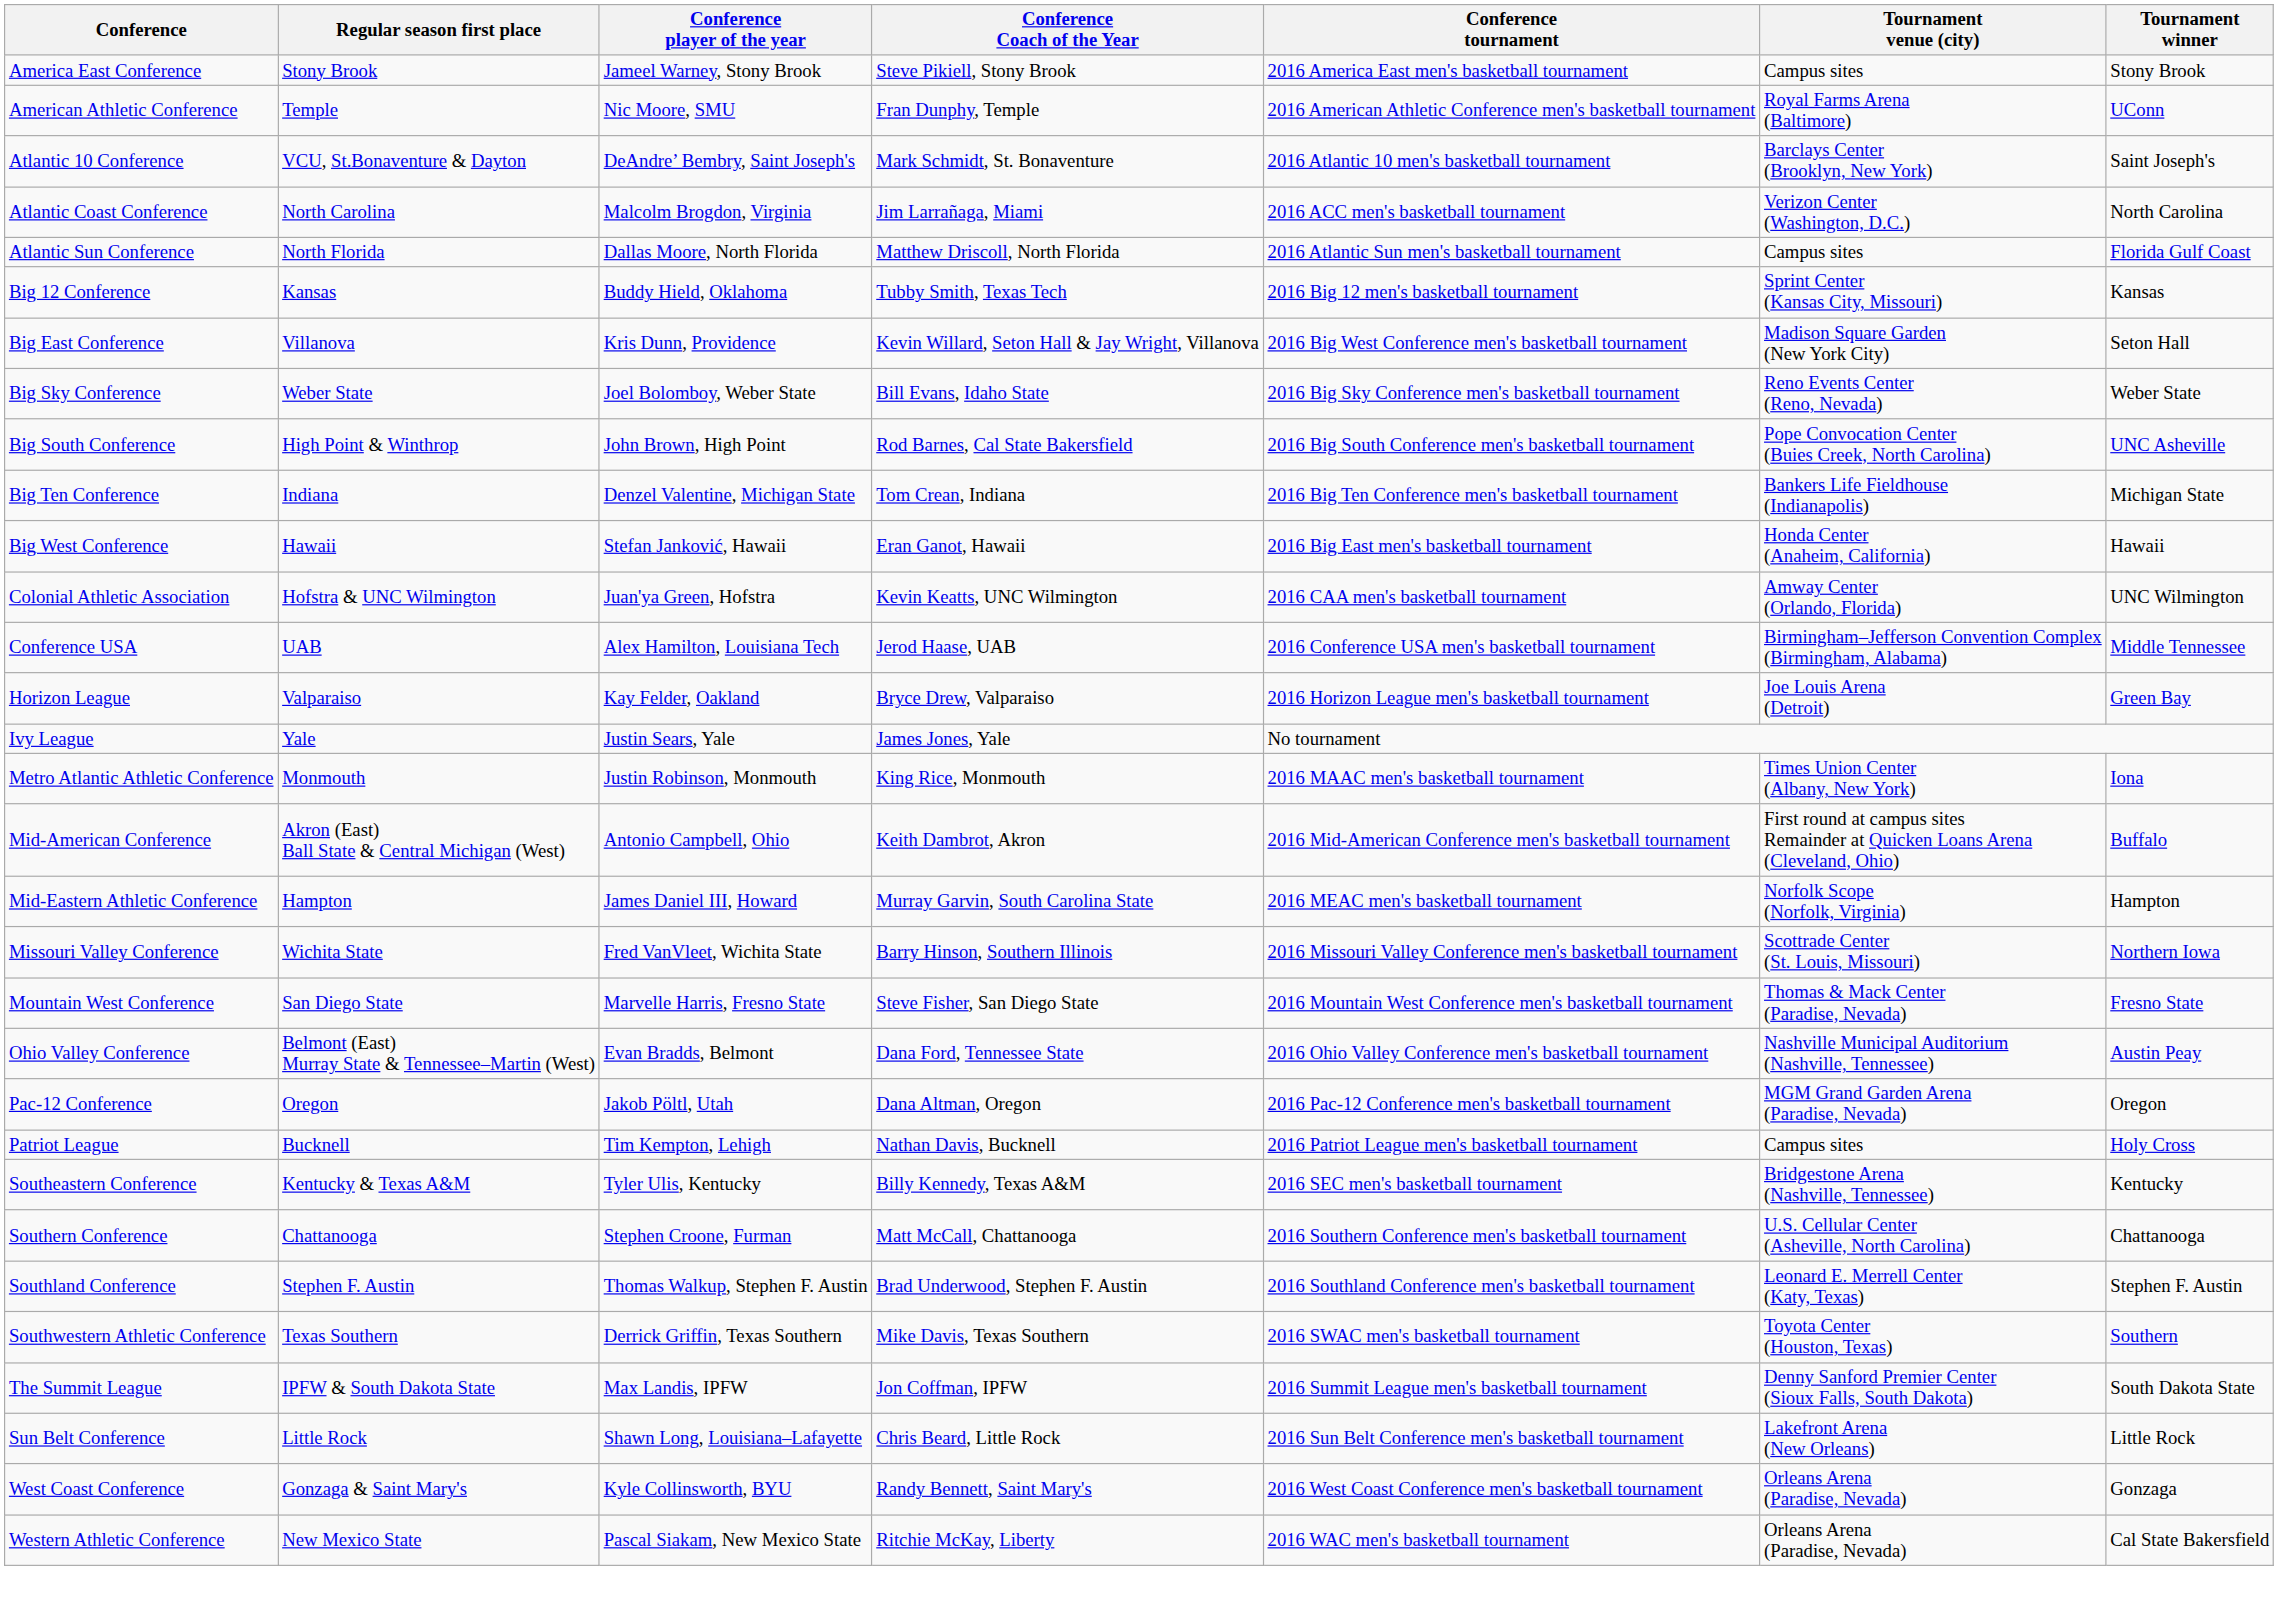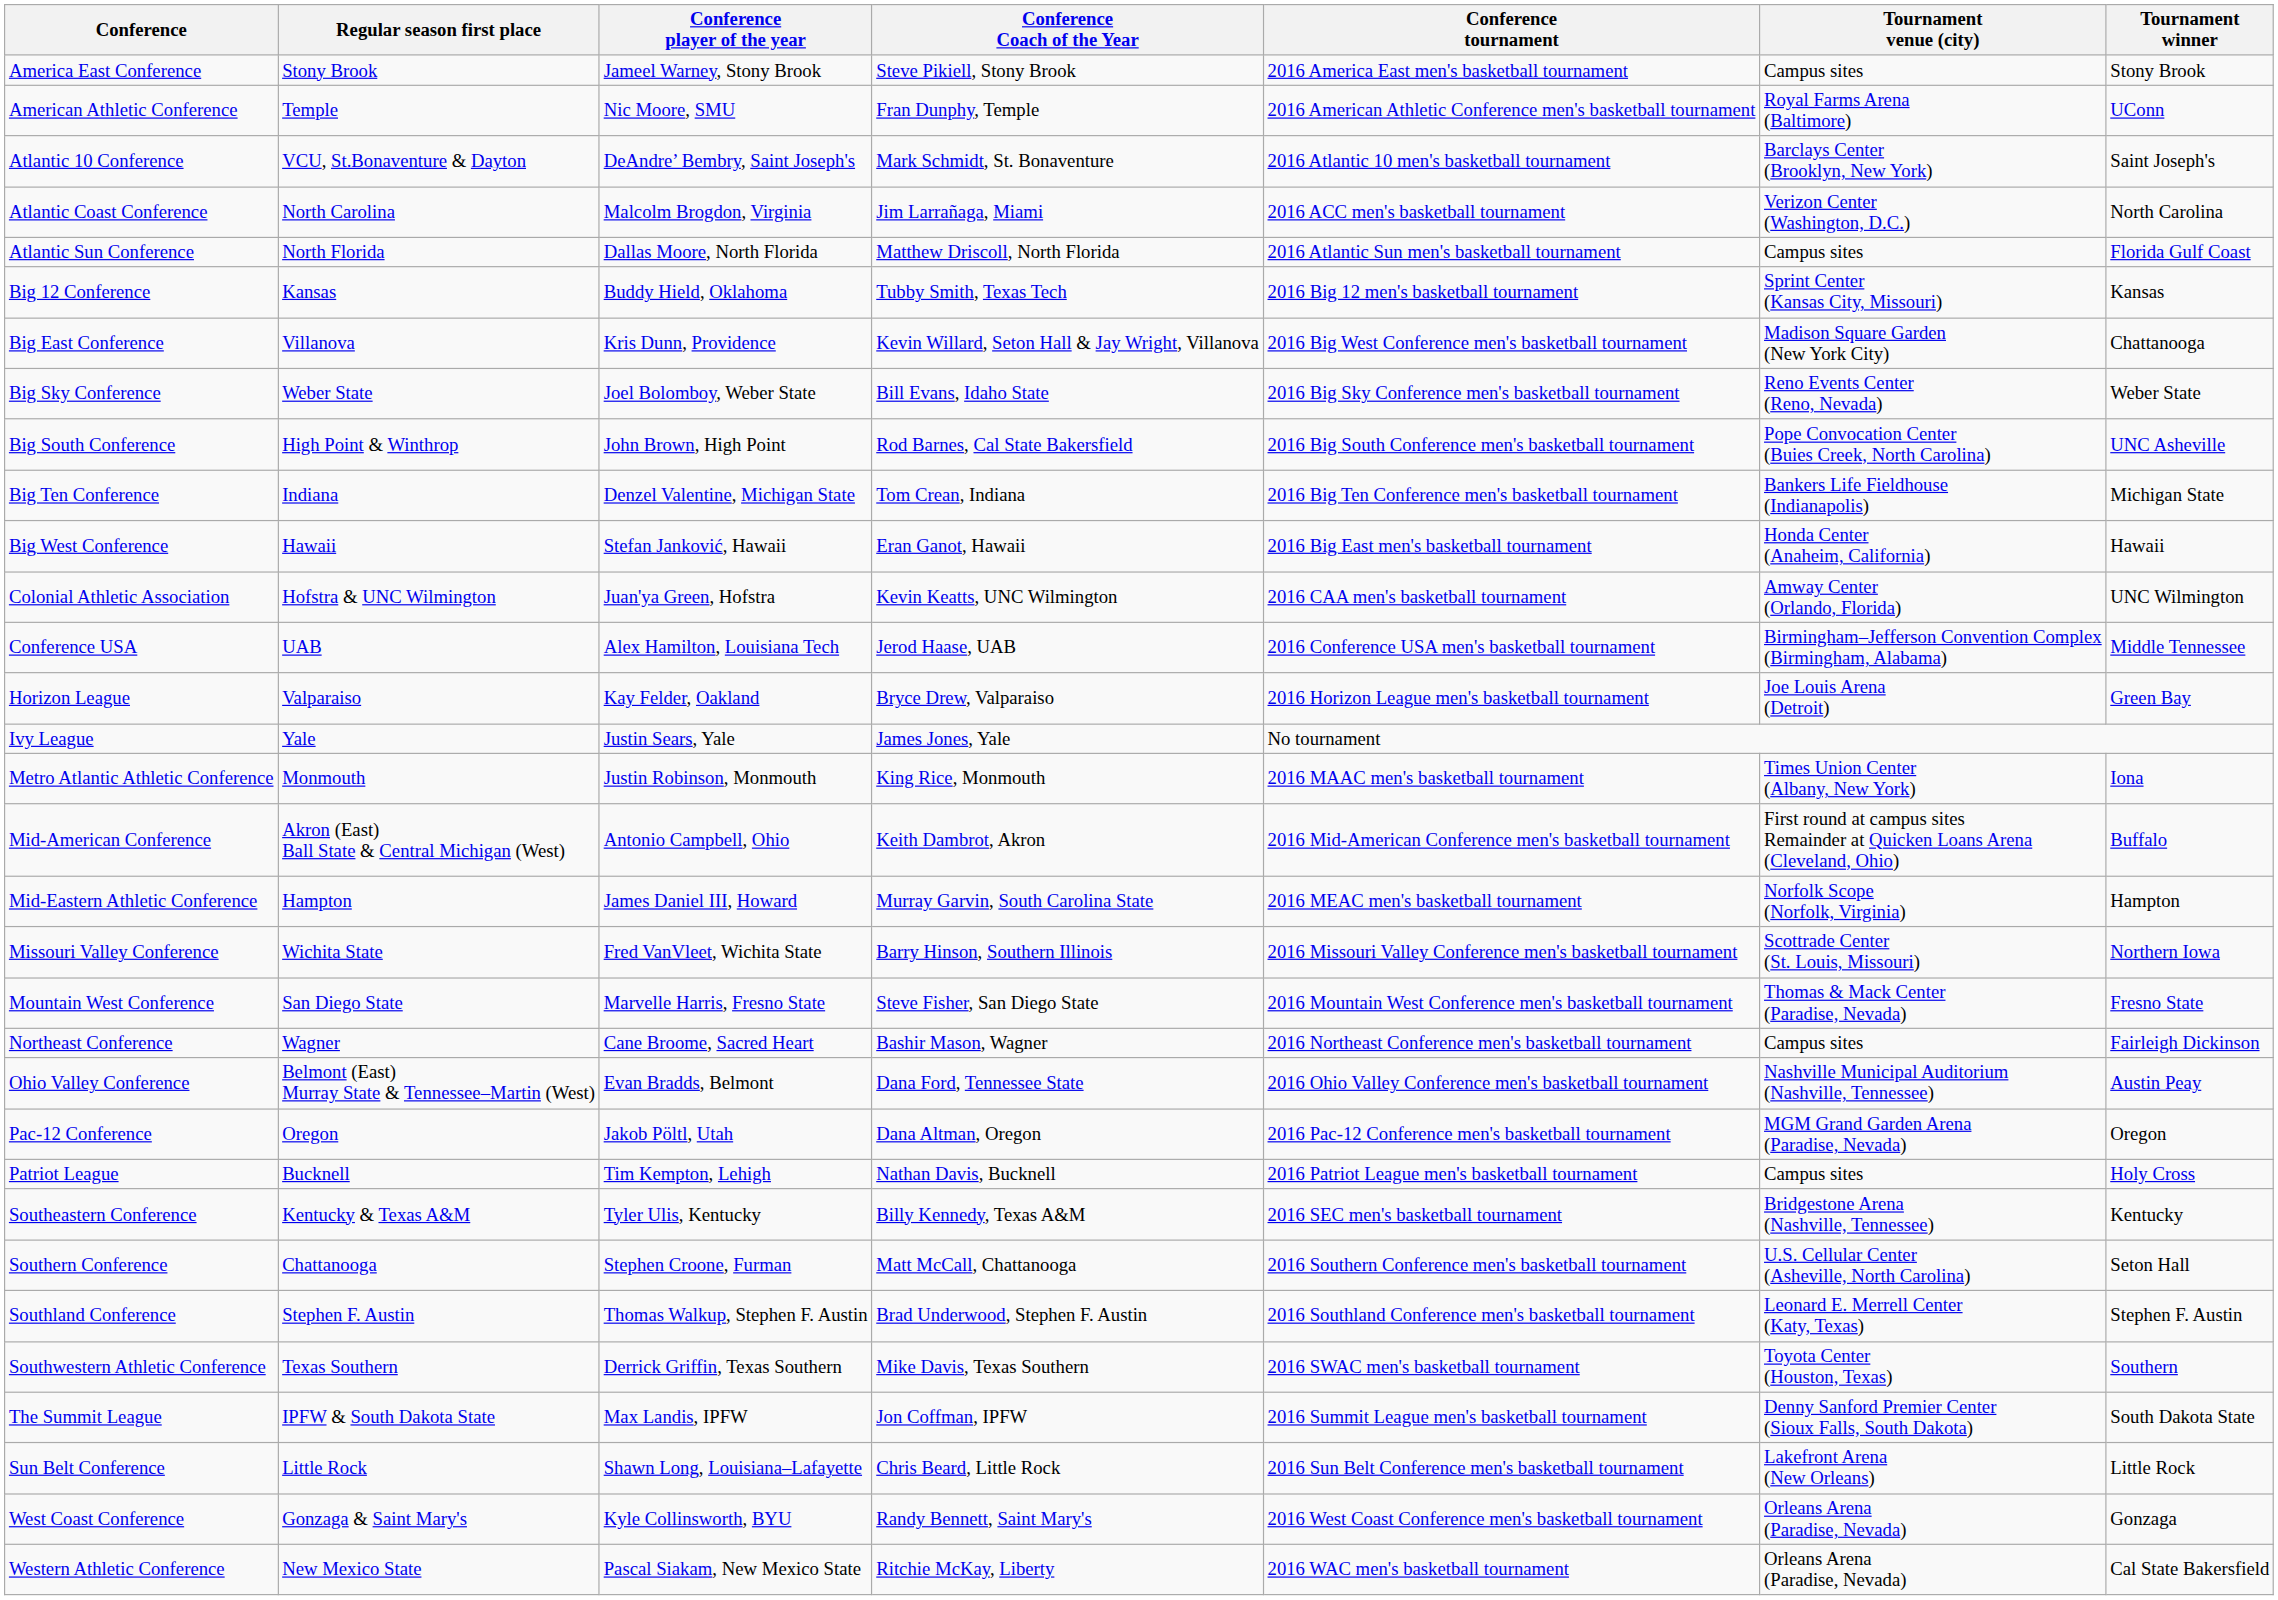(2150, 342) Seton Hall -> (2158, 342) Chattanooga
+ row: (91, 1042)
(2158, 1235) Chattanooga -> (2150, 1265) Seton Hall
